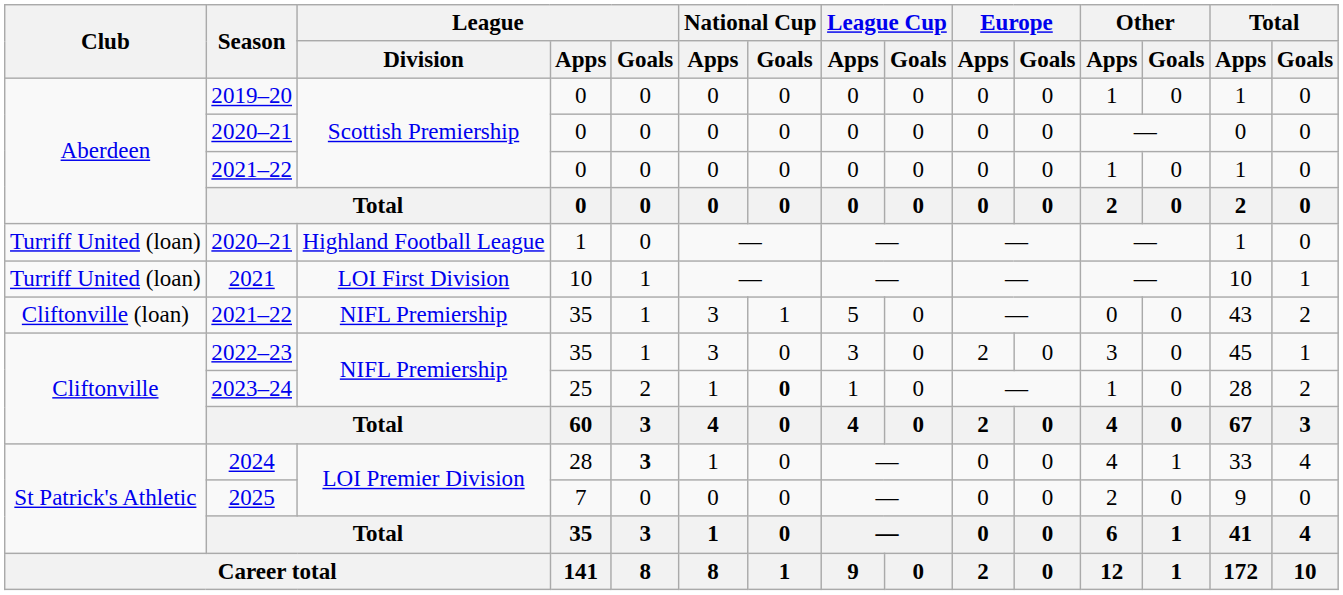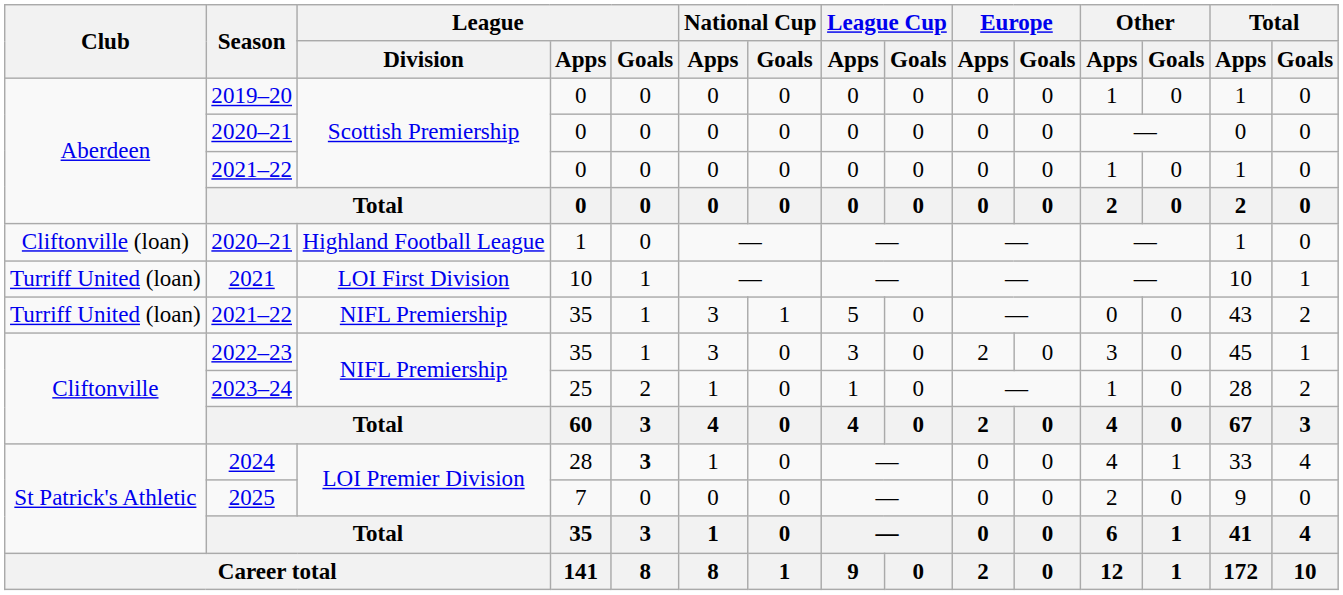(105, 242) Turriff United (loan) -> (105, 242) Cliftonville (loan)
(105, 315) Cliftonville (loan) -> (105, 315) Turriff United (loan)
(785, 388) bold -> (785, 388) normal
